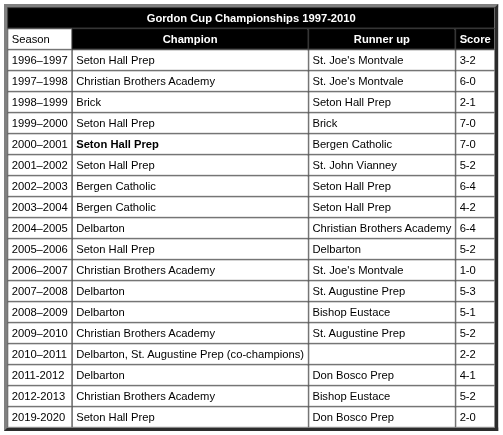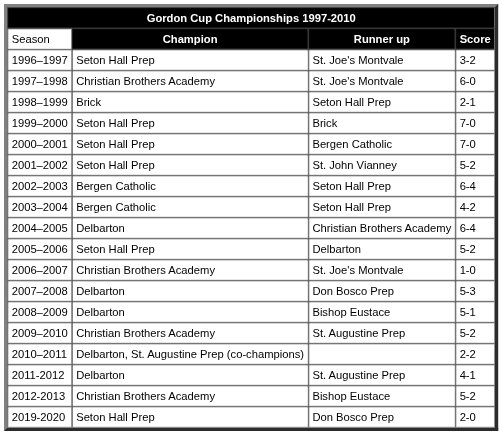(118, 144) bold -> (115, 144) normal
(359, 291) St. Augustine Prep -> (353, 291) Don Bosco Prep
(353, 375) Don Bosco Prep -> (359, 375) St. Augustine Prep
